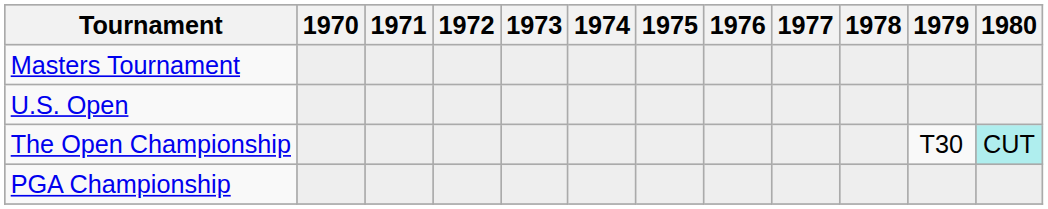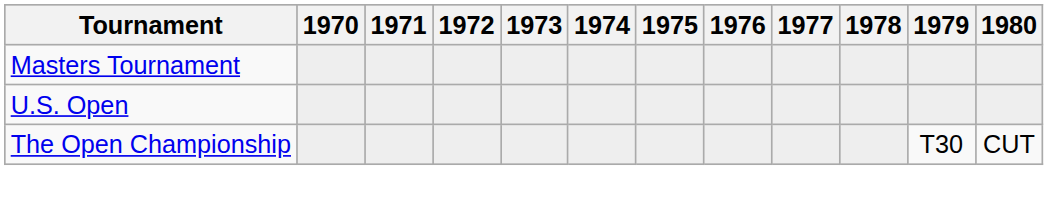(1009, 145) paleturquoise background -> (1009, 145) no background
- row: (121, 185)
